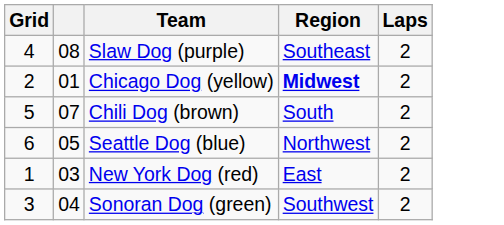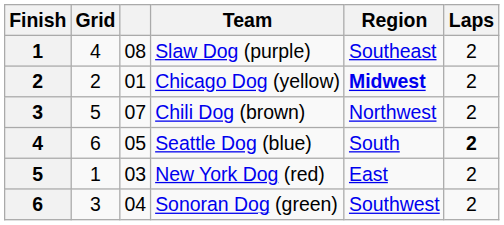+ column: (38, 20)
(308, 113) South -> (393, 113) Northwest
(326, 143) Northwest -> (374, 143) South
(405, 143) normal -> (471, 143) bold
